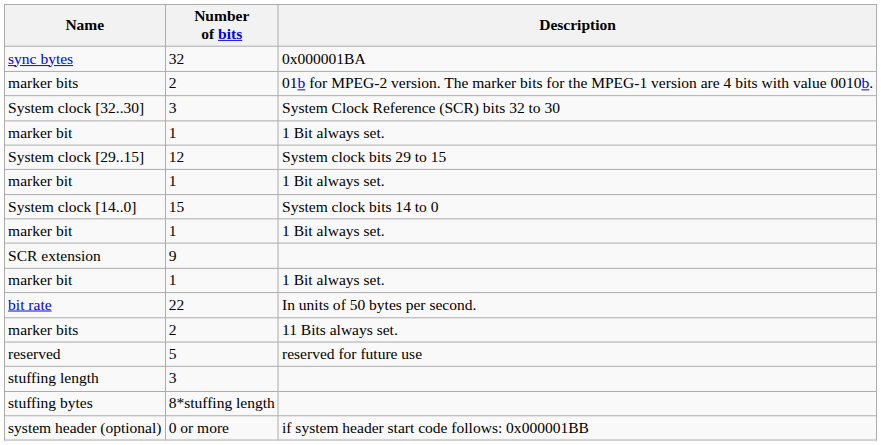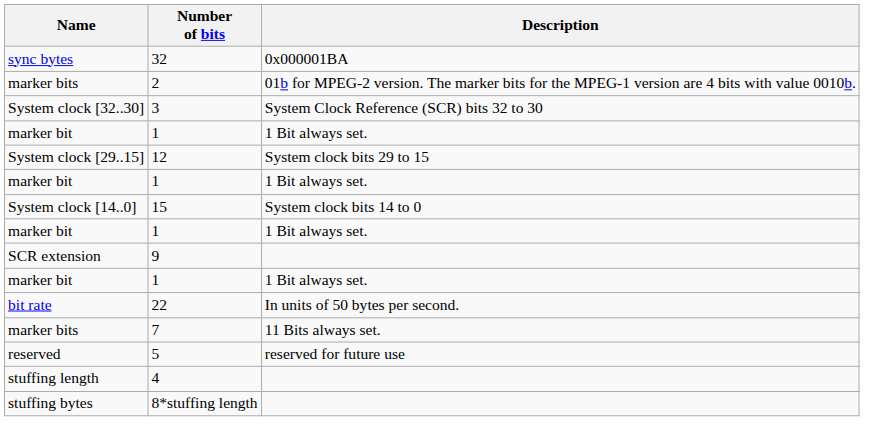(173, 329) 2 -> (155, 329) 7
(173, 378) 3 -> (155, 378) 4
- row: (85, 428)
